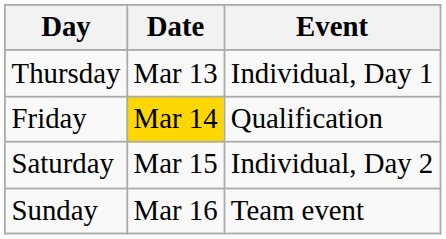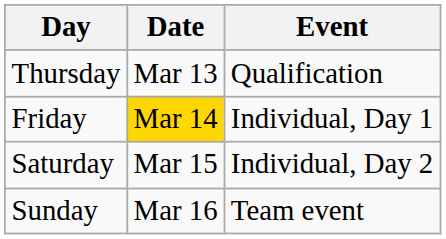(332, 73) Individual, Day 1 -> (307, 73) Qualification
(307, 118) Qualification -> (332, 118) Individual, Day 1
